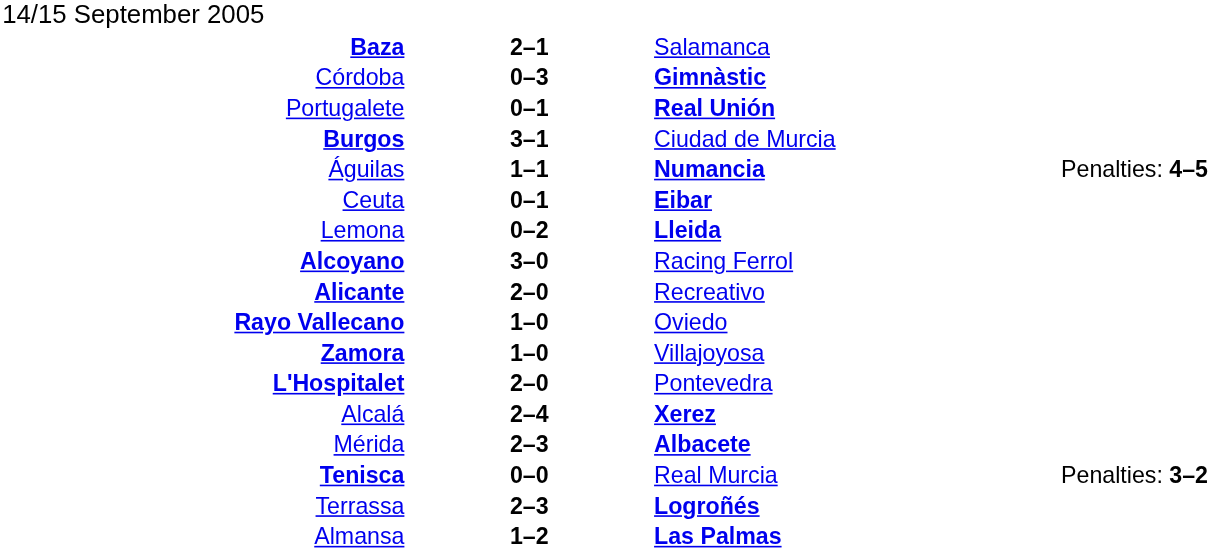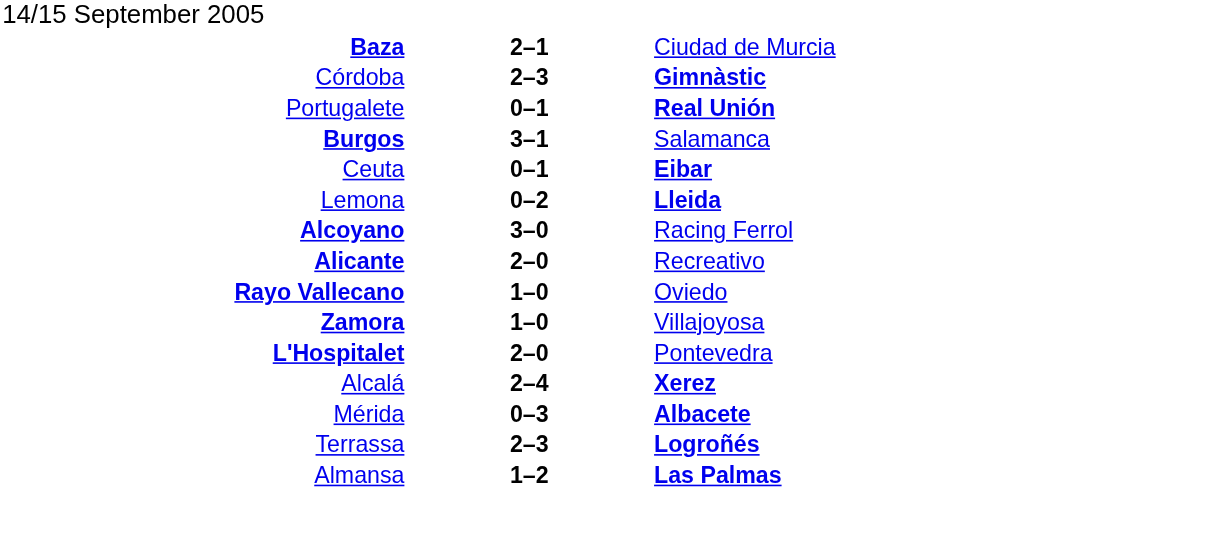(712, 47) Salamanca -> (745, 47) Ciudad de Murcia
(529, 77) 0–3 -> (529, 77) 2–3
(745, 139) Ciudad de Murcia -> (712, 139) Salamanca
- row: (366, 169)
(529, 444) 2–3 -> (529, 414) 0–3
- row: (362, 475)
